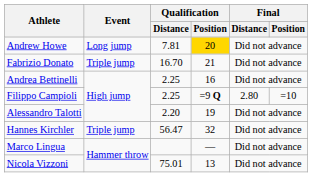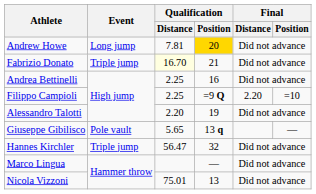(171, 62) no background -> (175, 62) lightyellow background
(249, 96) 2.80 -> (253, 96) 2.20
+ row: (46, 130)
